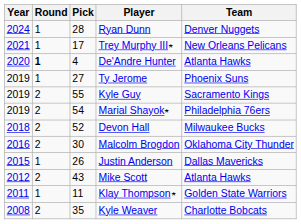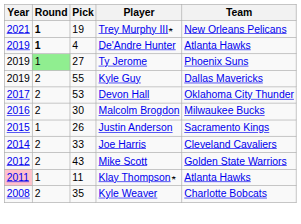- row: (125, 29)
(38, 45) normal -> (38, 29) bold
(78, 45) 17 -> (78, 29) 19
(18, 62) 2020 -> (18, 45) 2019
(38, 78) no background -> (38, 62) lightgreen background
(227, 95) Sacramento Kings -> (224, 78) Dallas Mavericks
- row: (134, 111)
(18, 128) 2018 -> (18, 95) 2017
(78, 128) 52 -> (78, 95) 53
(224, 128) Milwaukee Bucks -> (239, 95) Oklahoma City Thunder
(239, 144) Oklahoma City Thunder -> (224, 111) Milwaukee Bucks
(224, 161) Dallas Mavericks -> (227, 128) Sacramento Kings
+ row: (122, 144)
(218, 177) Atlanta Hawks -> (236, 161) Golden State Warriors
(18, 194) no background -> (18, 177) pink background
(236, 194) Golden State Warriors -> (218, 177) Atlanta Hawks
